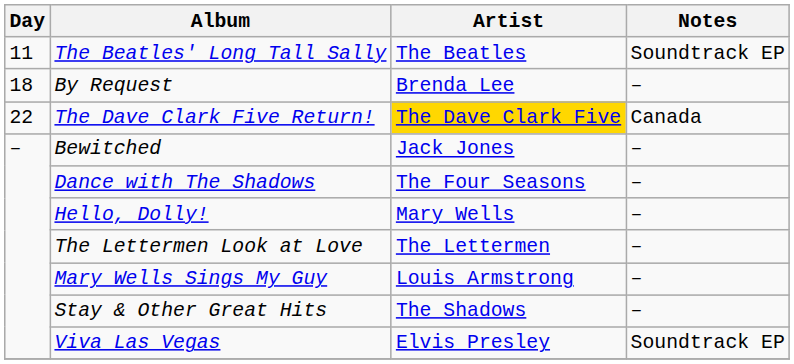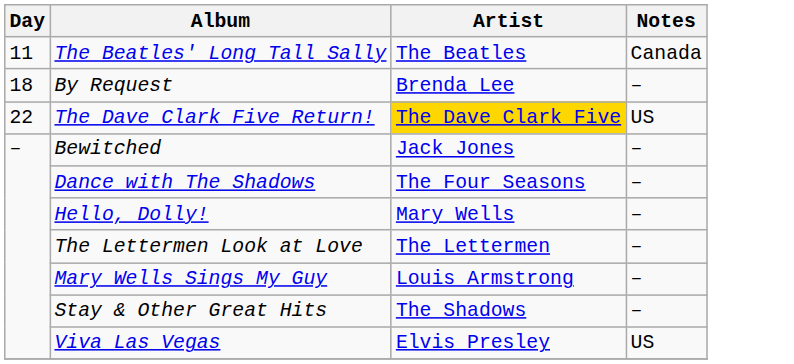(708, 53) Soundtrack EP -> (666, 53) Canada
(666, 117) Canada -> (642, 117) US
(708, 343) Soundtrack EP -> (642, 343) US
